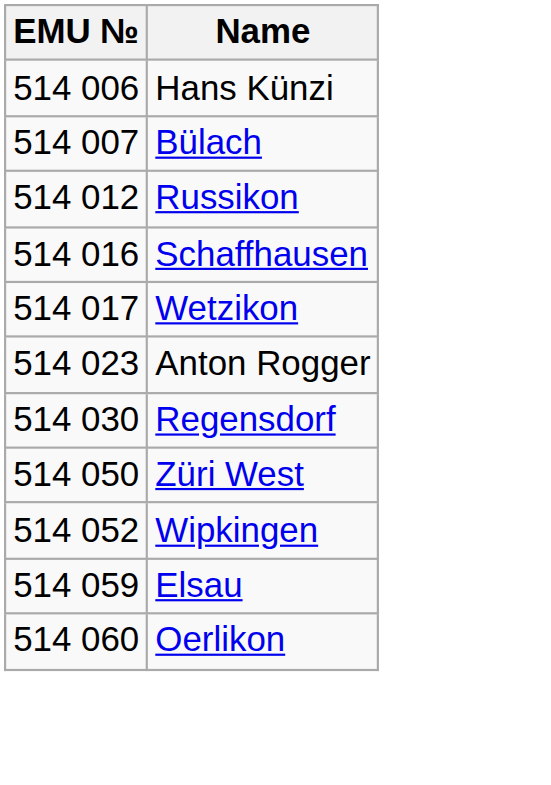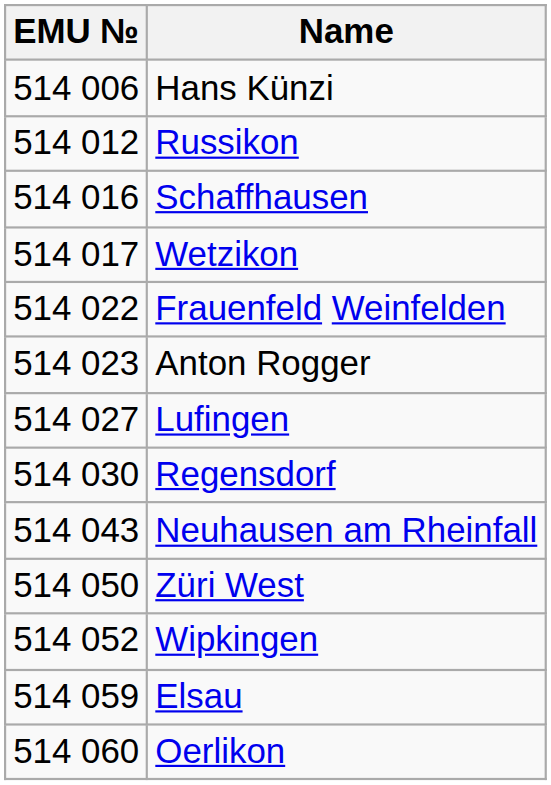- row: (209, 142)
+ row: (330, 308)
+ row: (222, 419)
+ row: (346, 530)
